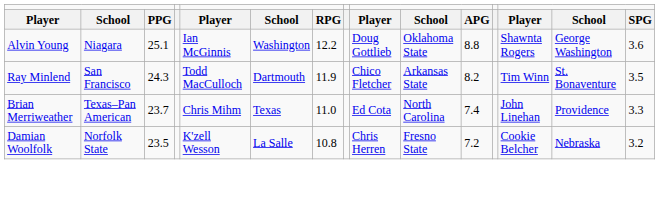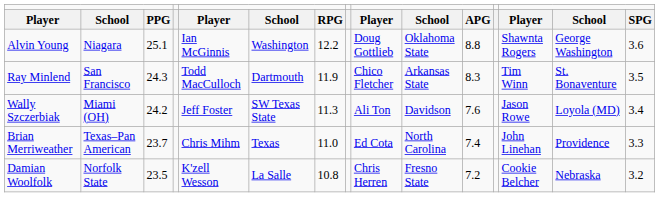(472, 77) 8.2 -> (473, 77) 8.3
+ row: (33, 110)
